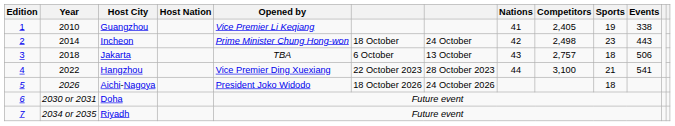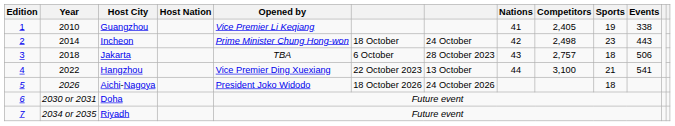(449, 56) 13 October -> (460, 56) 28 October 2023
(460, 70) 28 October 2023 -> (449, 70) 13 October
